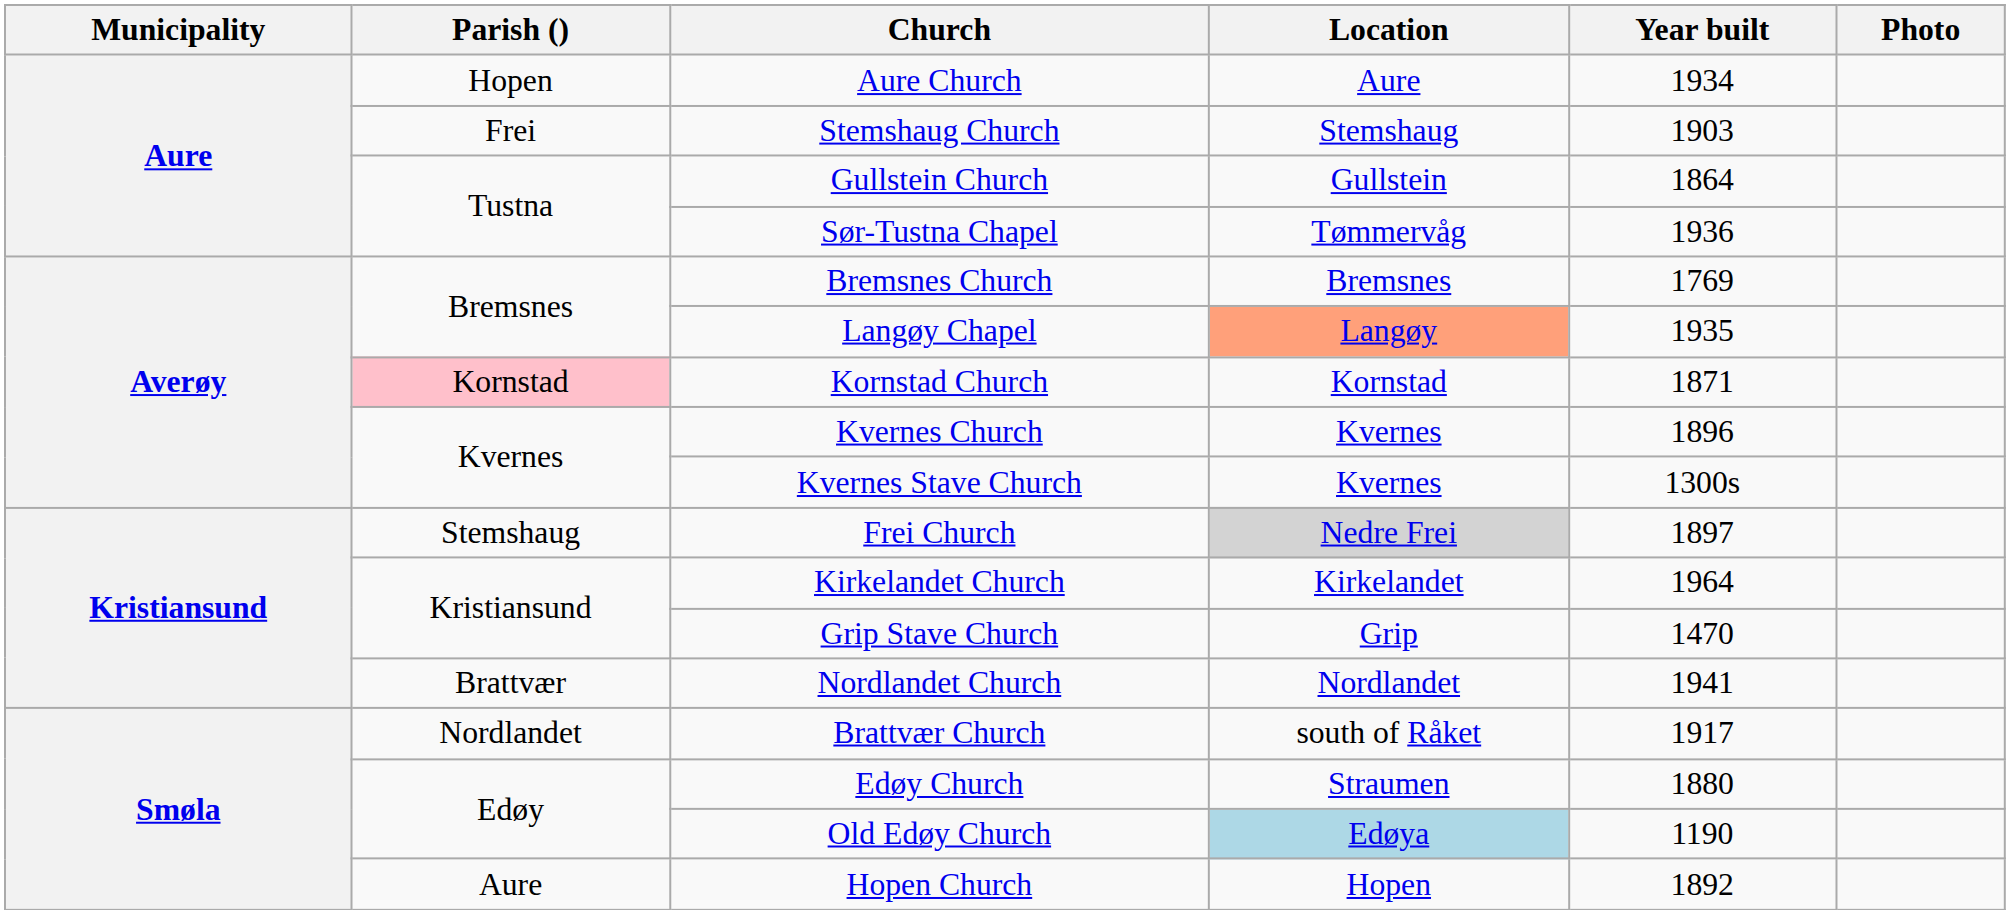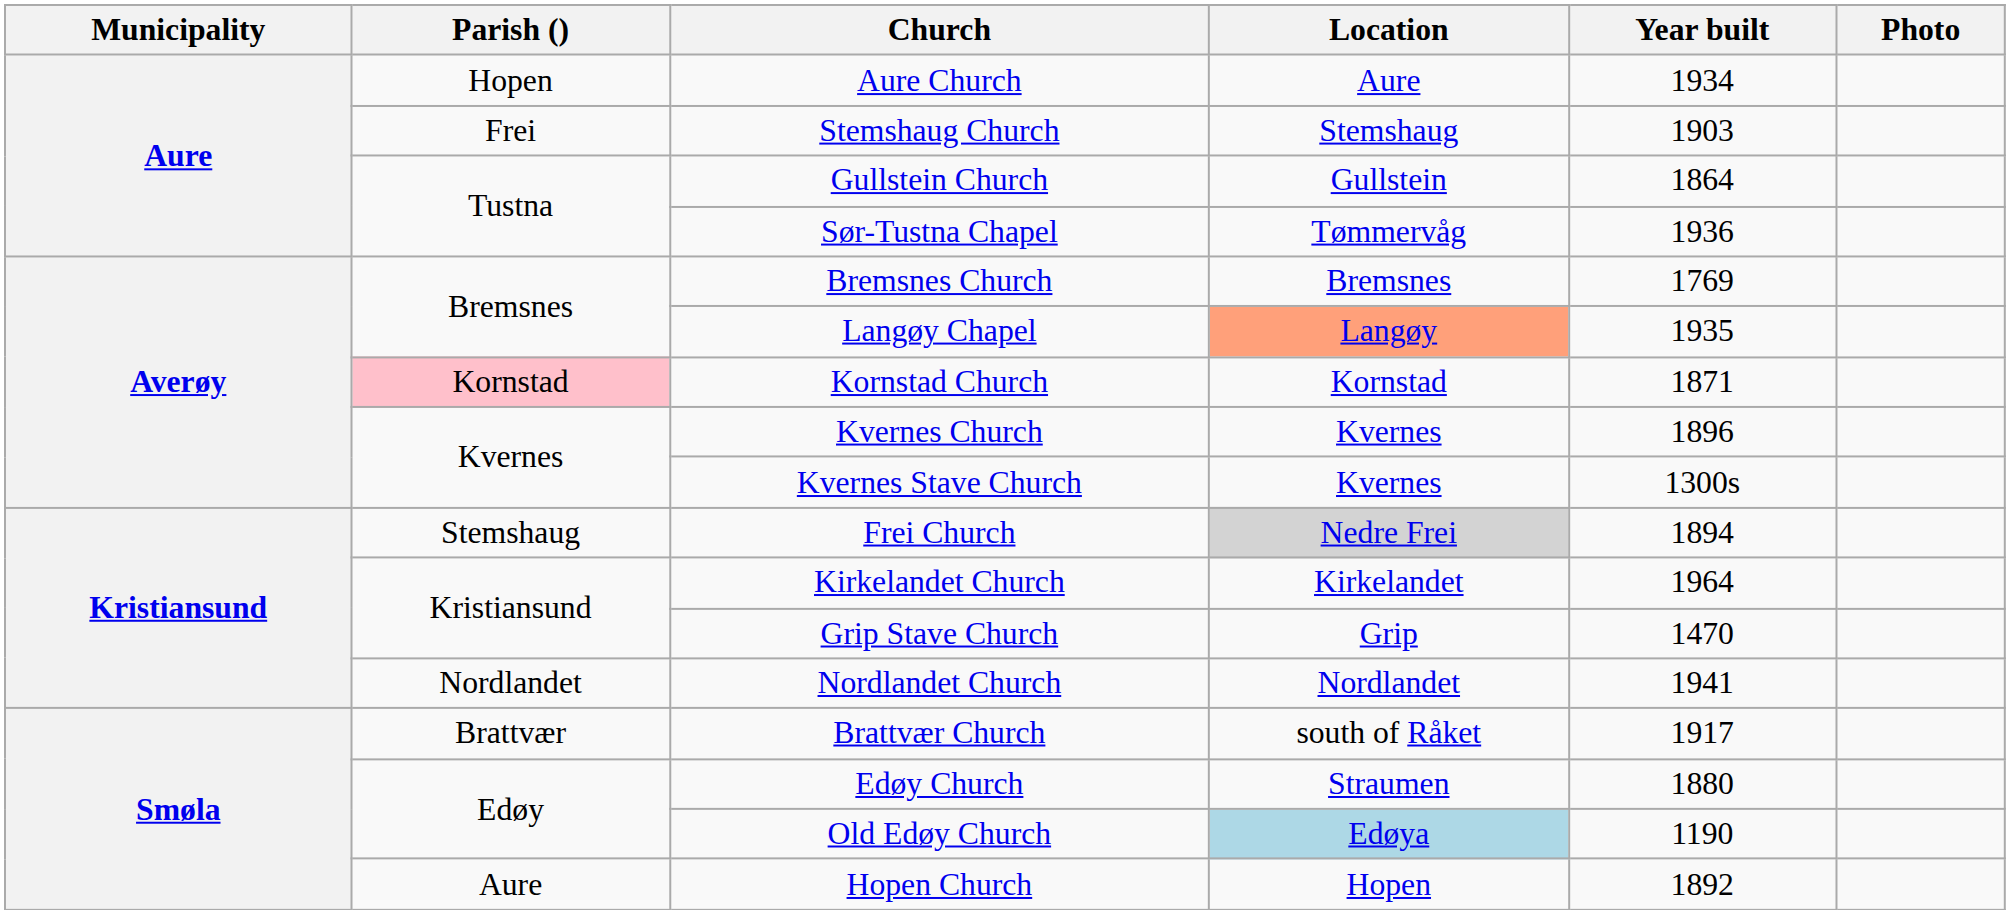(1702, 532) 1897 -> (1702, 532) 1894
(511, 682) Brattvær -> (511, 682) Nordlandet
(511, 733) Nordlandet -> (511, 733) Brattvær
